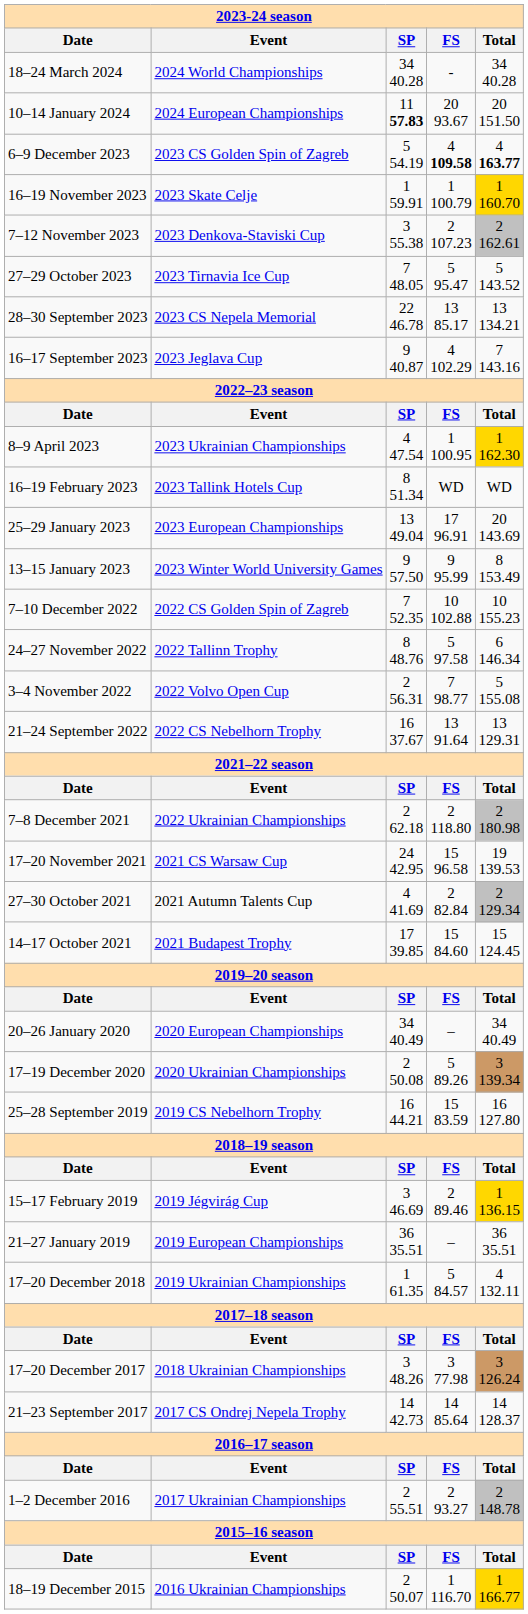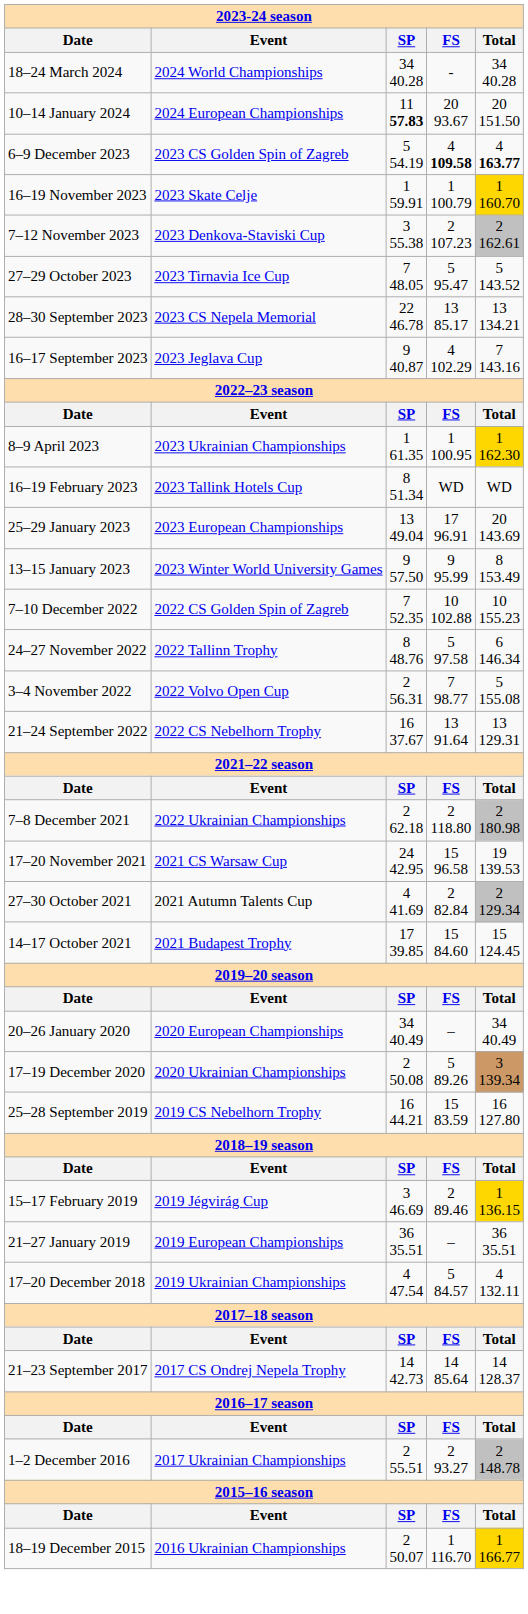(406, 446) 4 47.54 -> (406, 446) 1 61.35
(406, 1282) 1 61.35 -> (406, 1282) 4 47.54
- row: (76, 1371)
